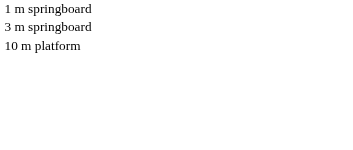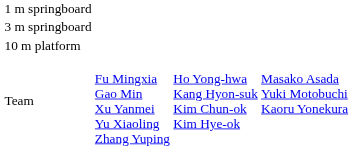+ row: (19, 101)
